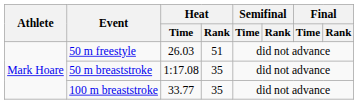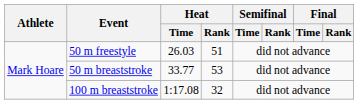(181, 71) 1:17.08 -> (181, 71) 33.77
(217, 71) 35 -> (217, 71) 53
(181, 90) 33.77 -> (181, 90) 1:17.08
(217, 90) 35 -> (217, 90) 32
